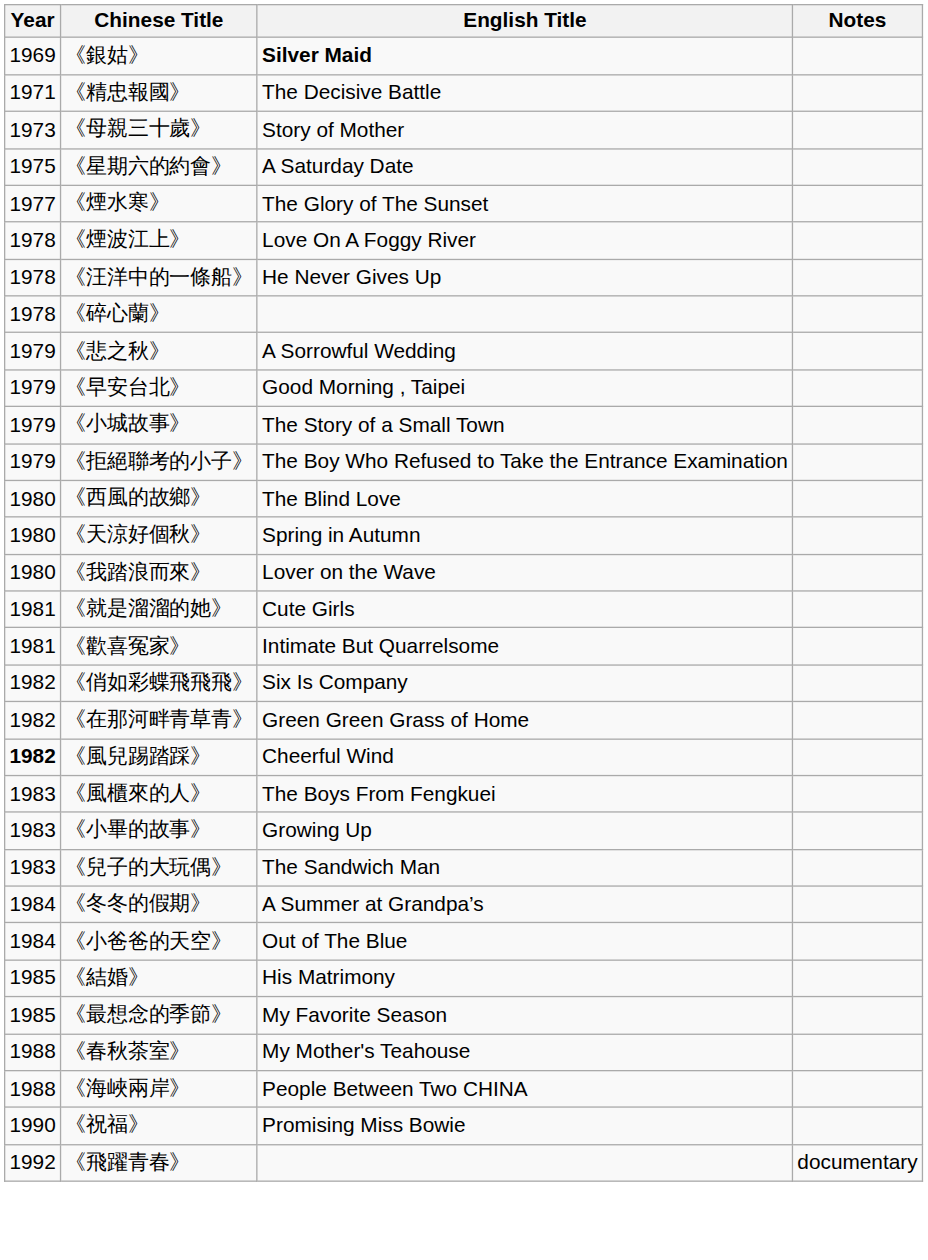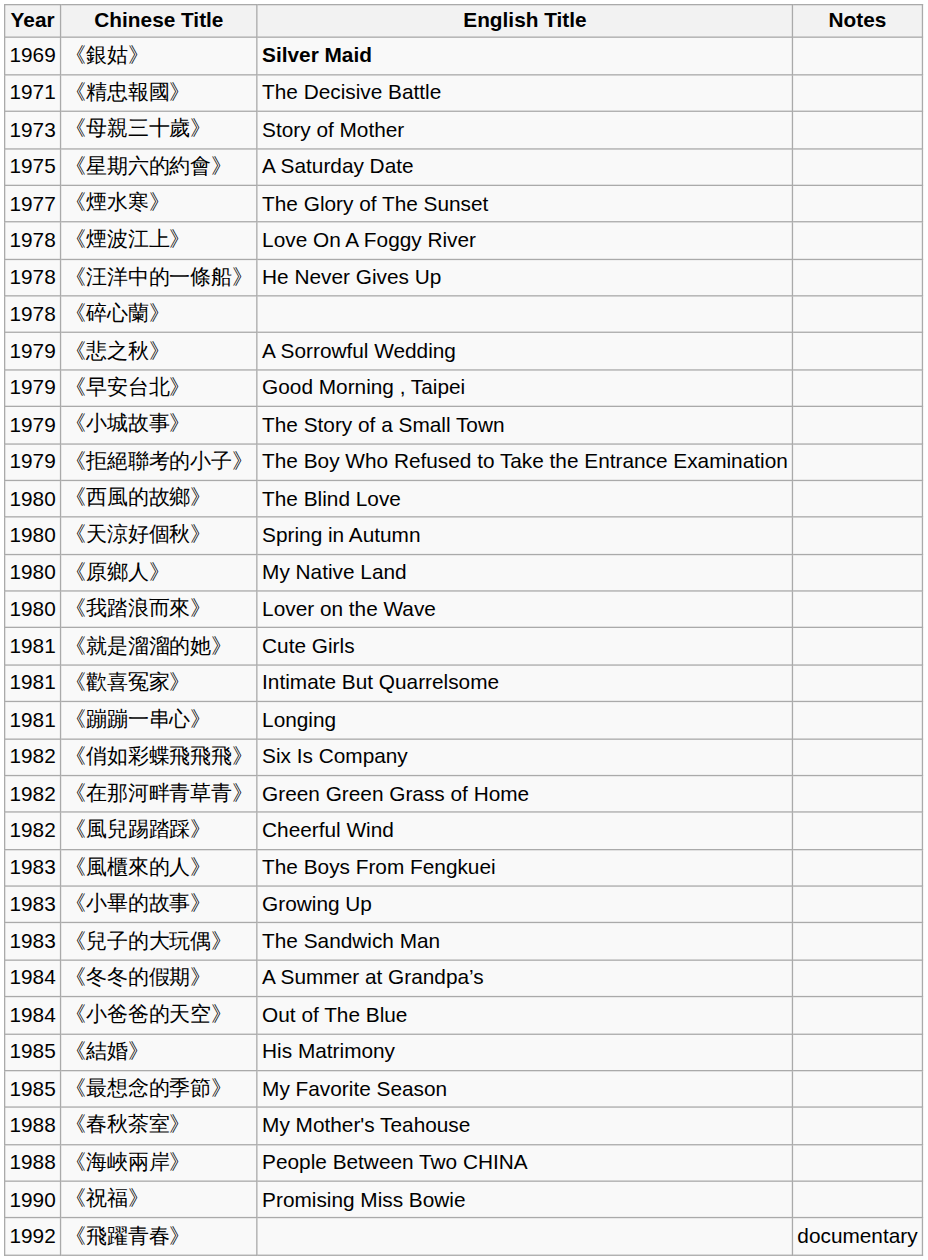+ row: (117, 571)
+ row: (138, 719)
(33, 756) bold -> (33, 830) normal
